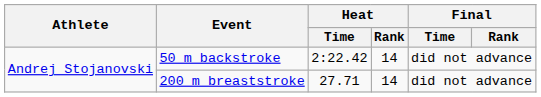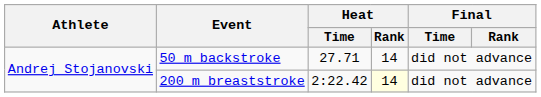(339, 58) 2:22.42 -> (339, 58) 27.71
(339, 81) 27.71 -> (339, 81) 2:22.42
(389, 81) no background -> (389, 81) lightyellow background
